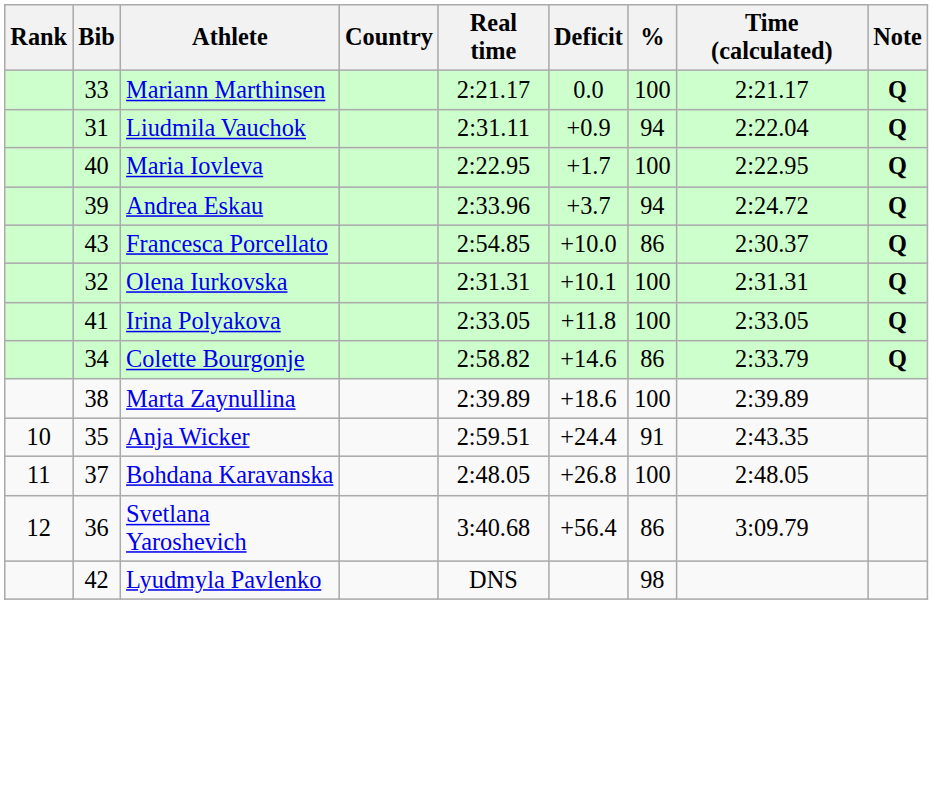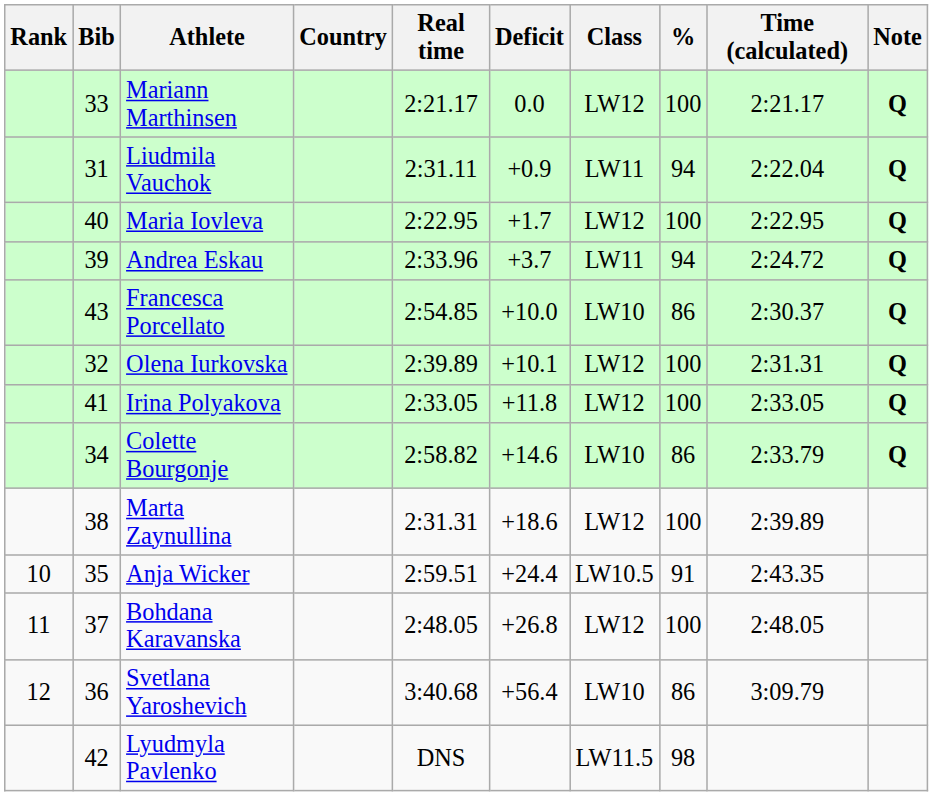+ column: (614, 37)
(493, 282) 2:31.31 -> (441, 364) 2:39.89
(493, 398) 2:39.89 -> (441, 521) 2:31.31
